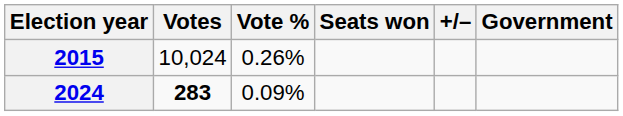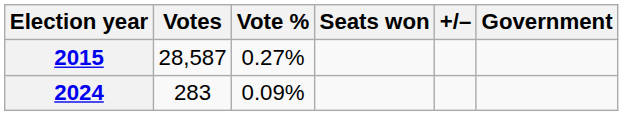(193, 57) 10,024 -> (193, 57) 28,587
(273, 57) 0.26% -> (273, 57) 0.27%
(193, 92) bold -> (193, 92) normal
